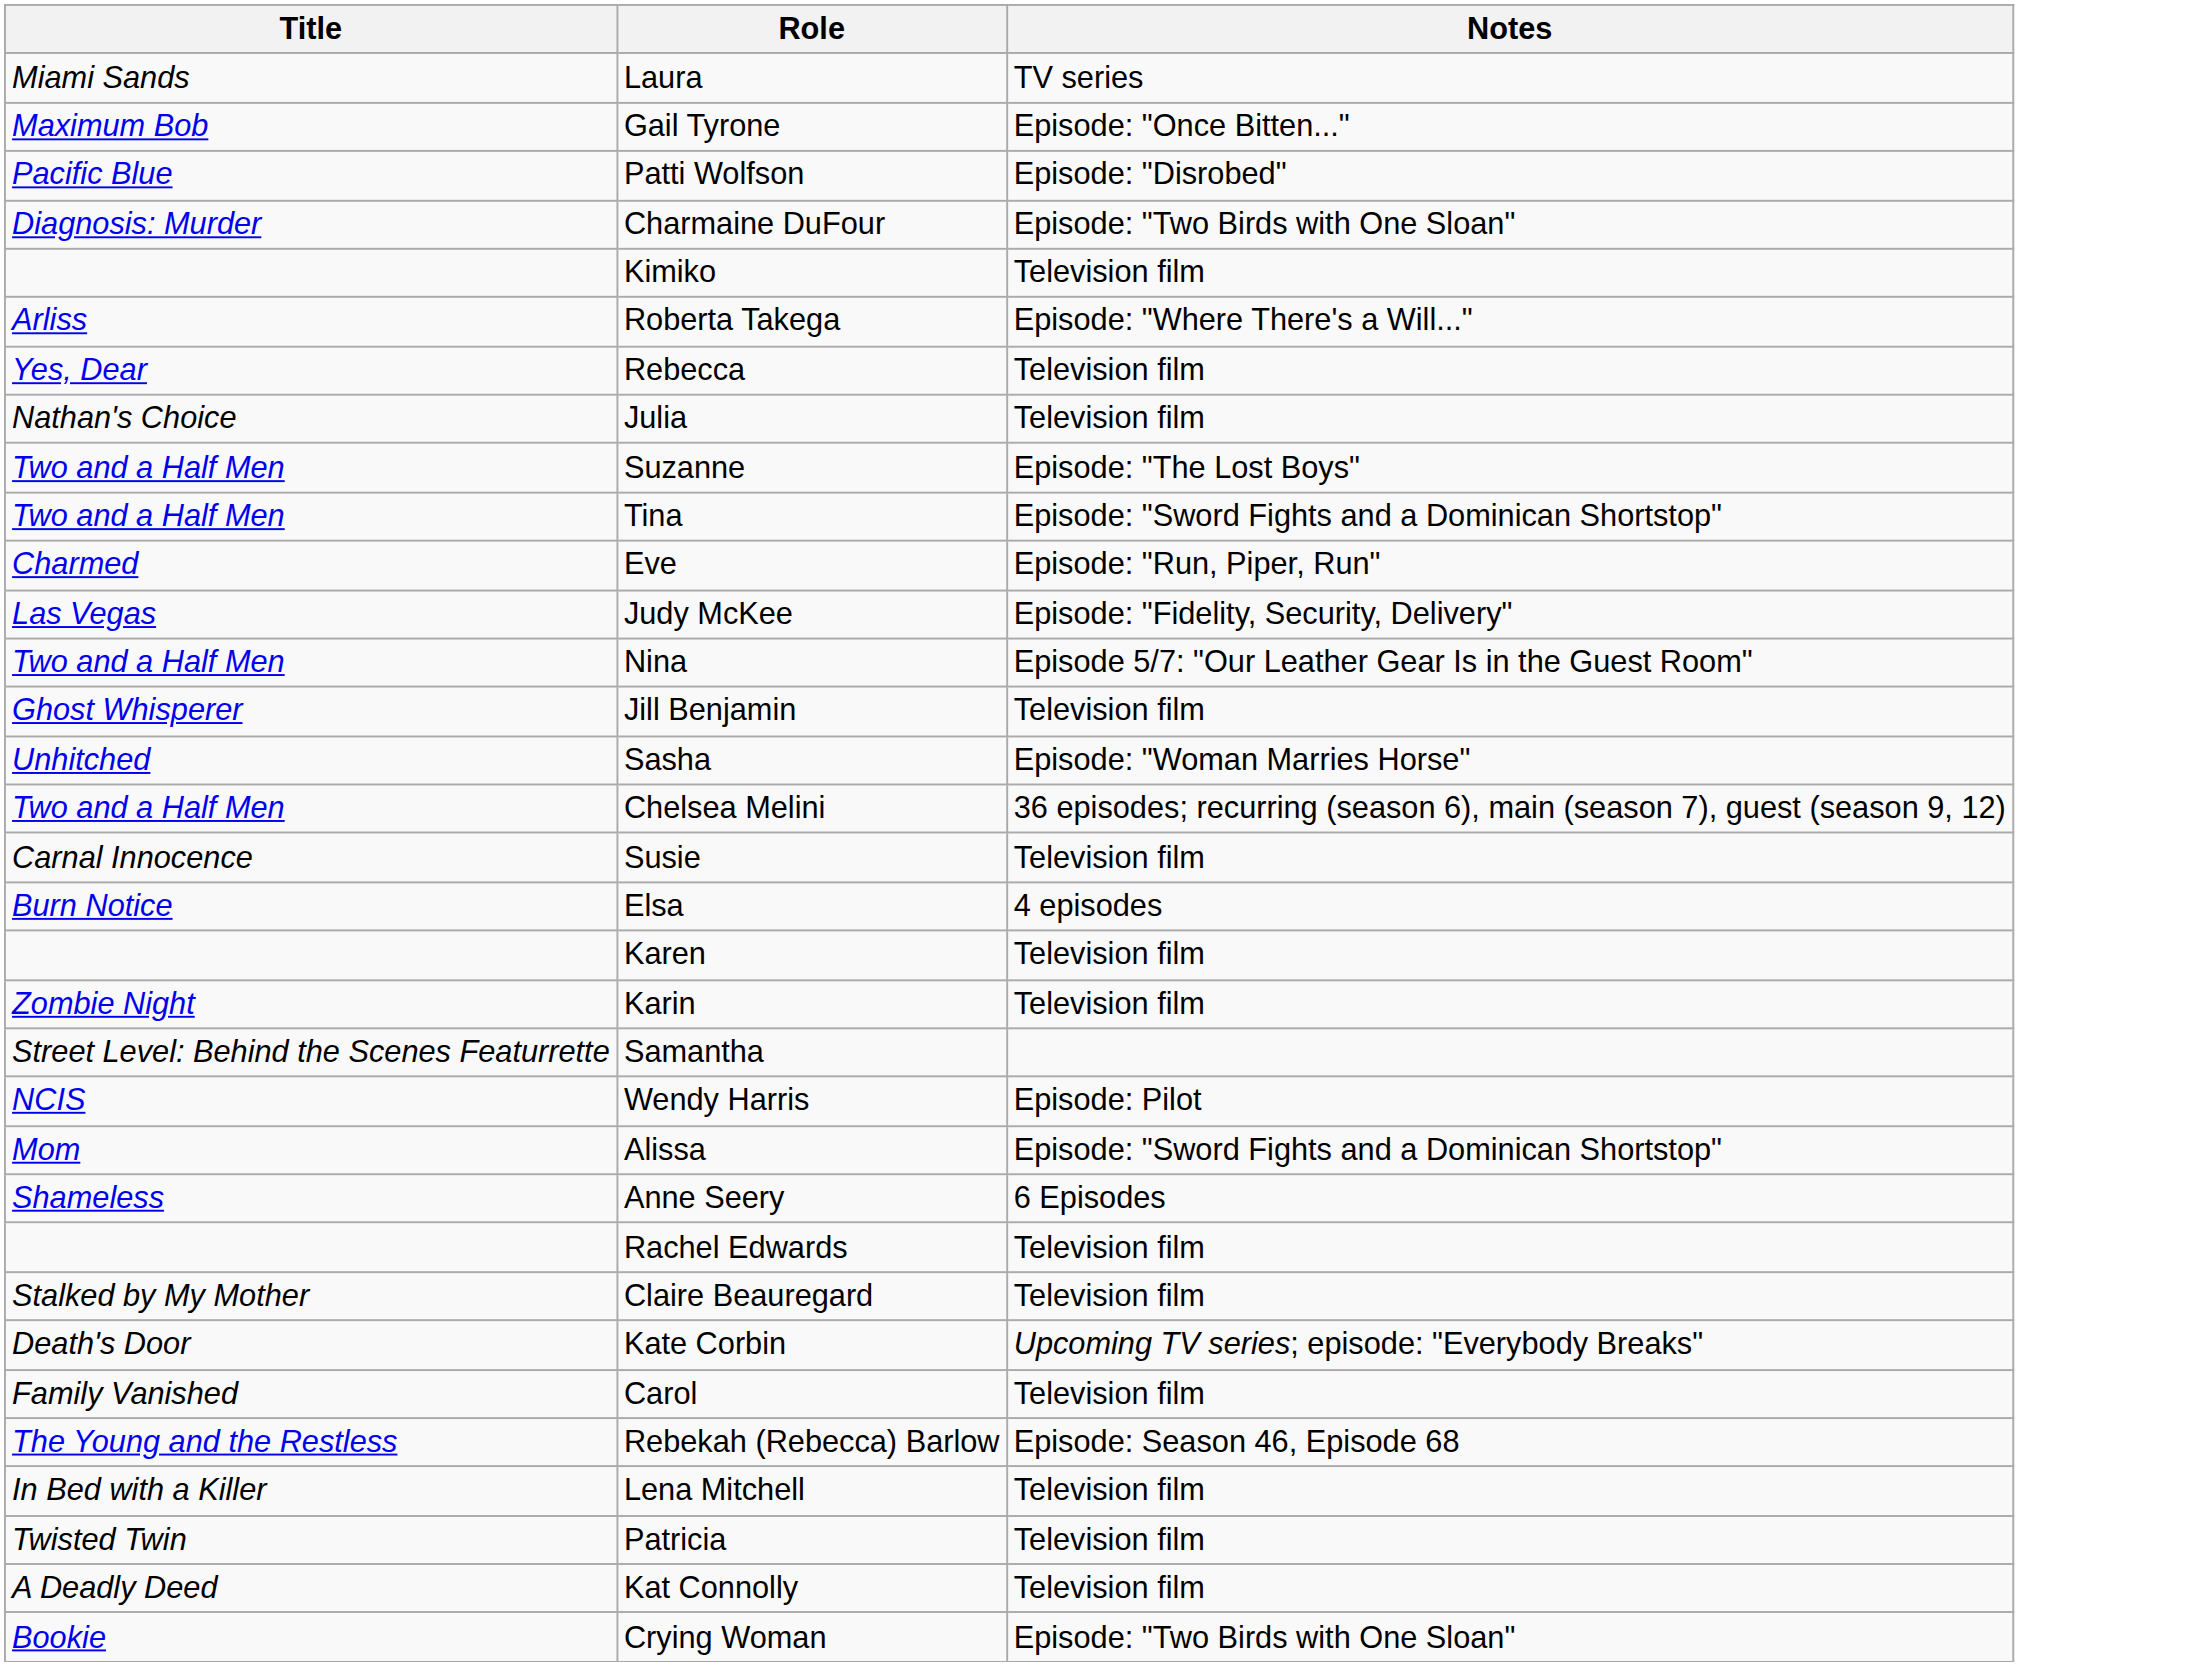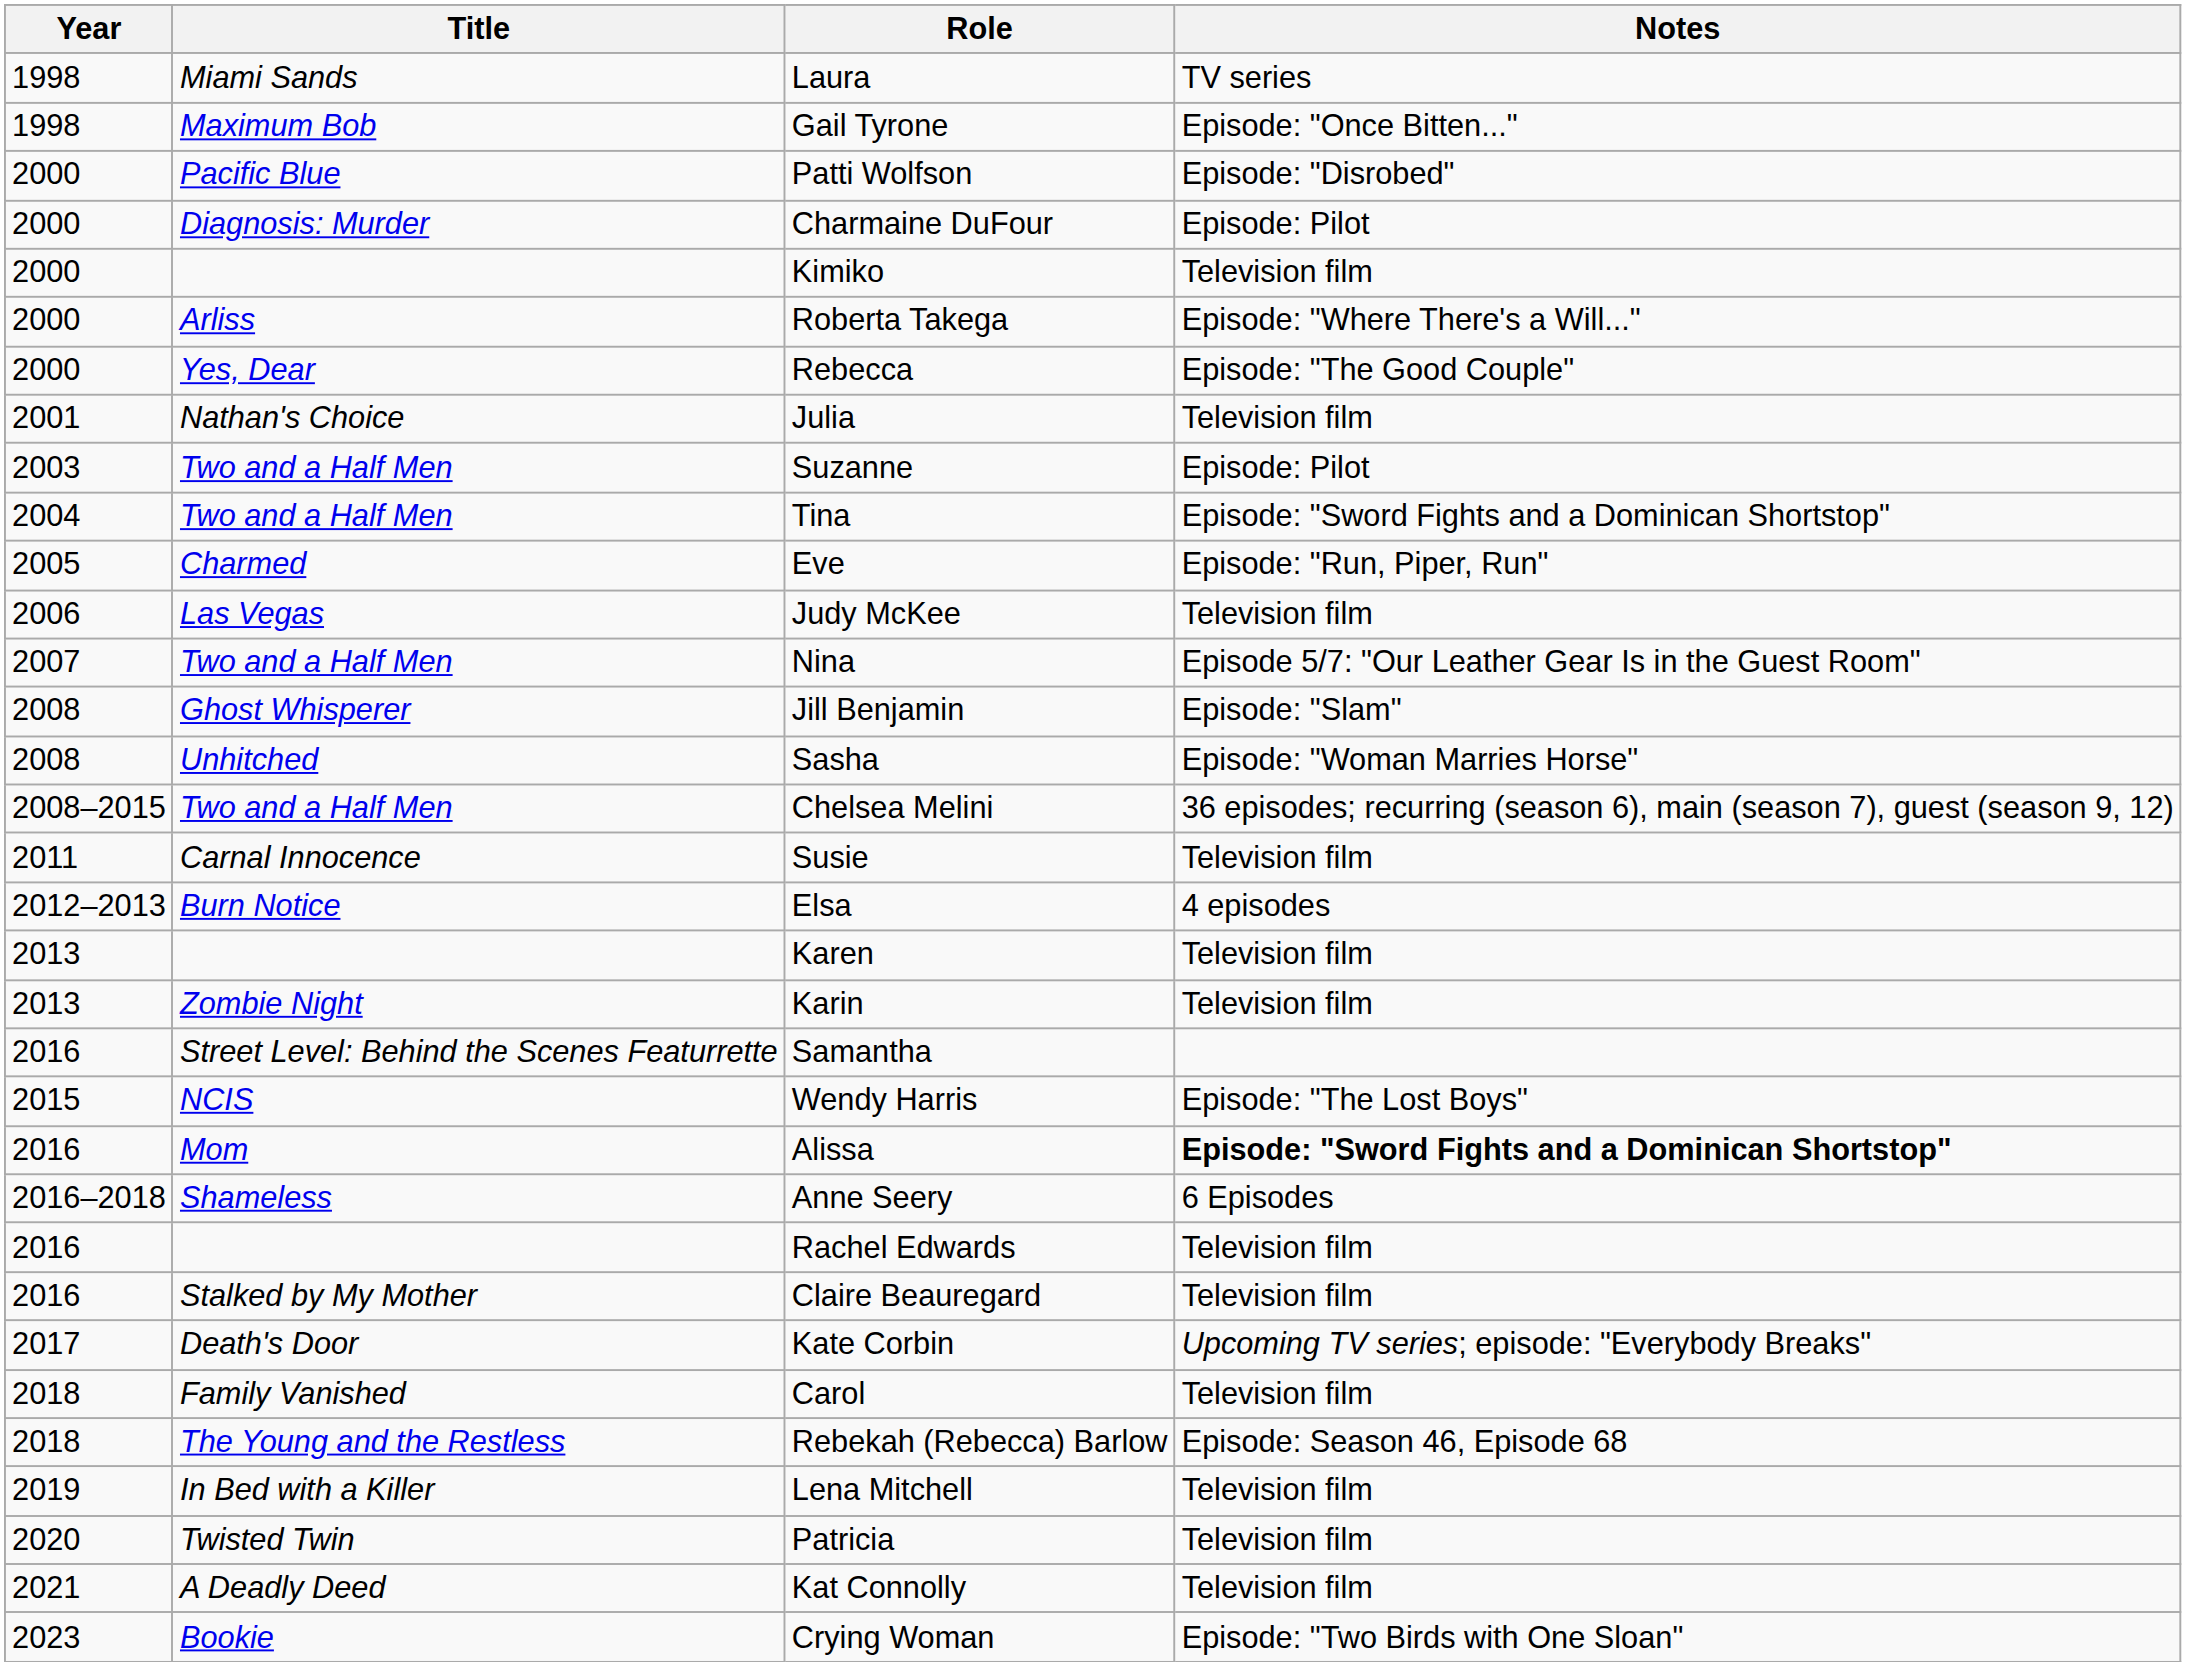+ column: (89, 28)
(1265, 223) Episode: "Two Birds with One Sloan" -> (1276, 223) Episode: Pilot
(1109, 369) Television film -> (1378, 369) Episode: "The Good Couple"
(1187, 467) Episode: "The Lost Boys" -> (1276, 467) Episode: Pilot
(1263, 613) Episode: "Fidelity, Security, Delivery" -> (1277, 613) Television film
(1109, 710) Television film -> (1292, 710) Episode: "Slam"
(1108, 1100) Episode: Pilot -> (1355, 1100) Episode: "The Lost Boys"
(1368, 1149) normal -> (1567, 1149) bold
